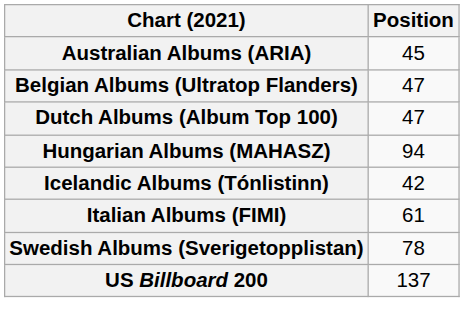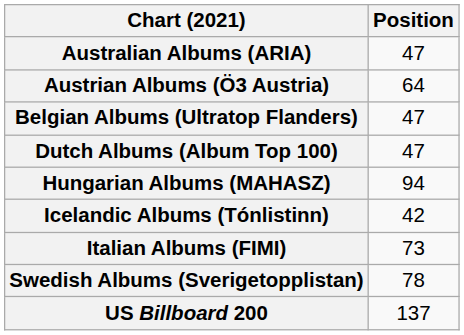(413, 53) 45 -> (413, 53) 47
+ row: (186, 85)
(413, 215) 61 -> (413, 248) 73
